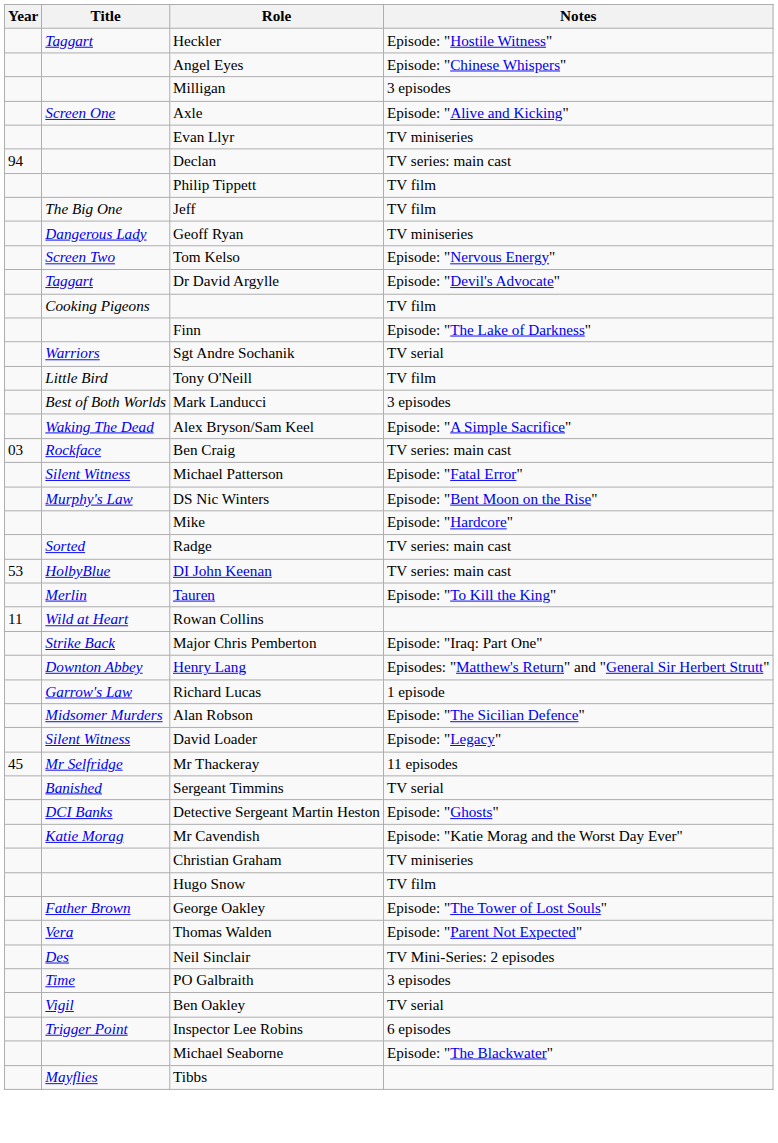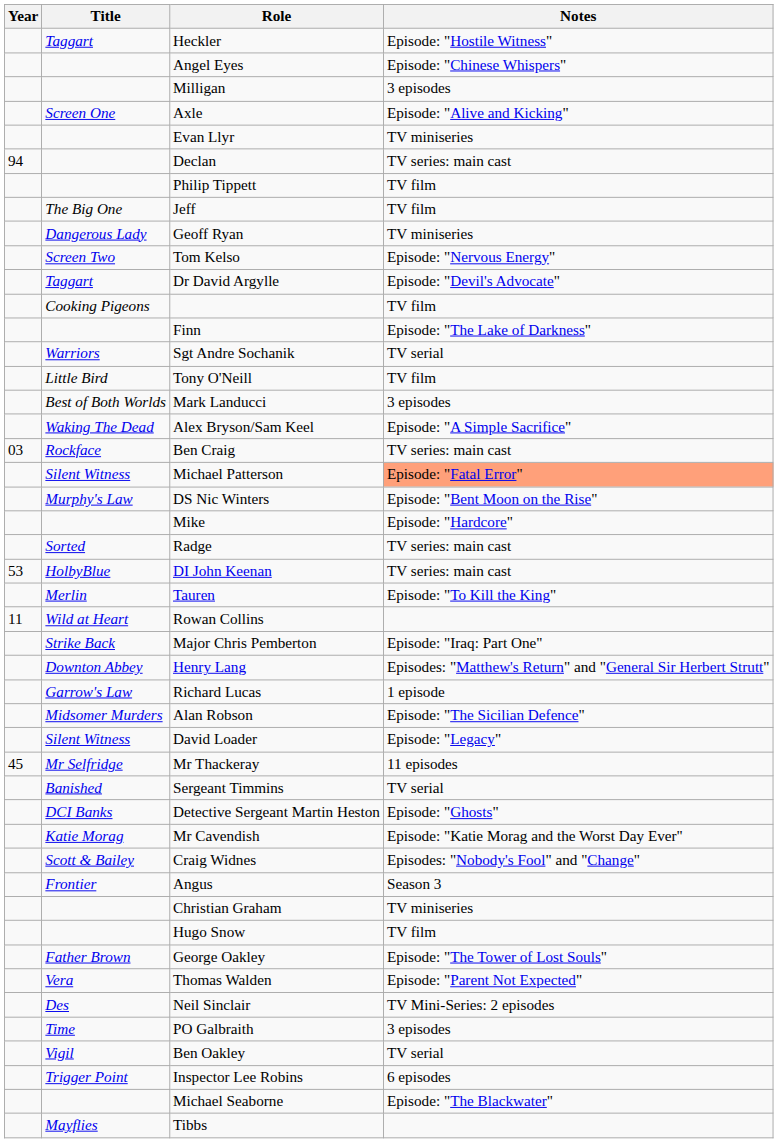(455, 474) no background -> (455, 474) lightsalmon background
+ row: (215, 860)
+ row: (193, 884)
